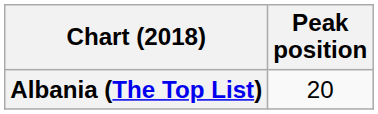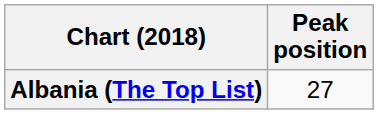(320, 89) 20 -> (320, 89) 27
